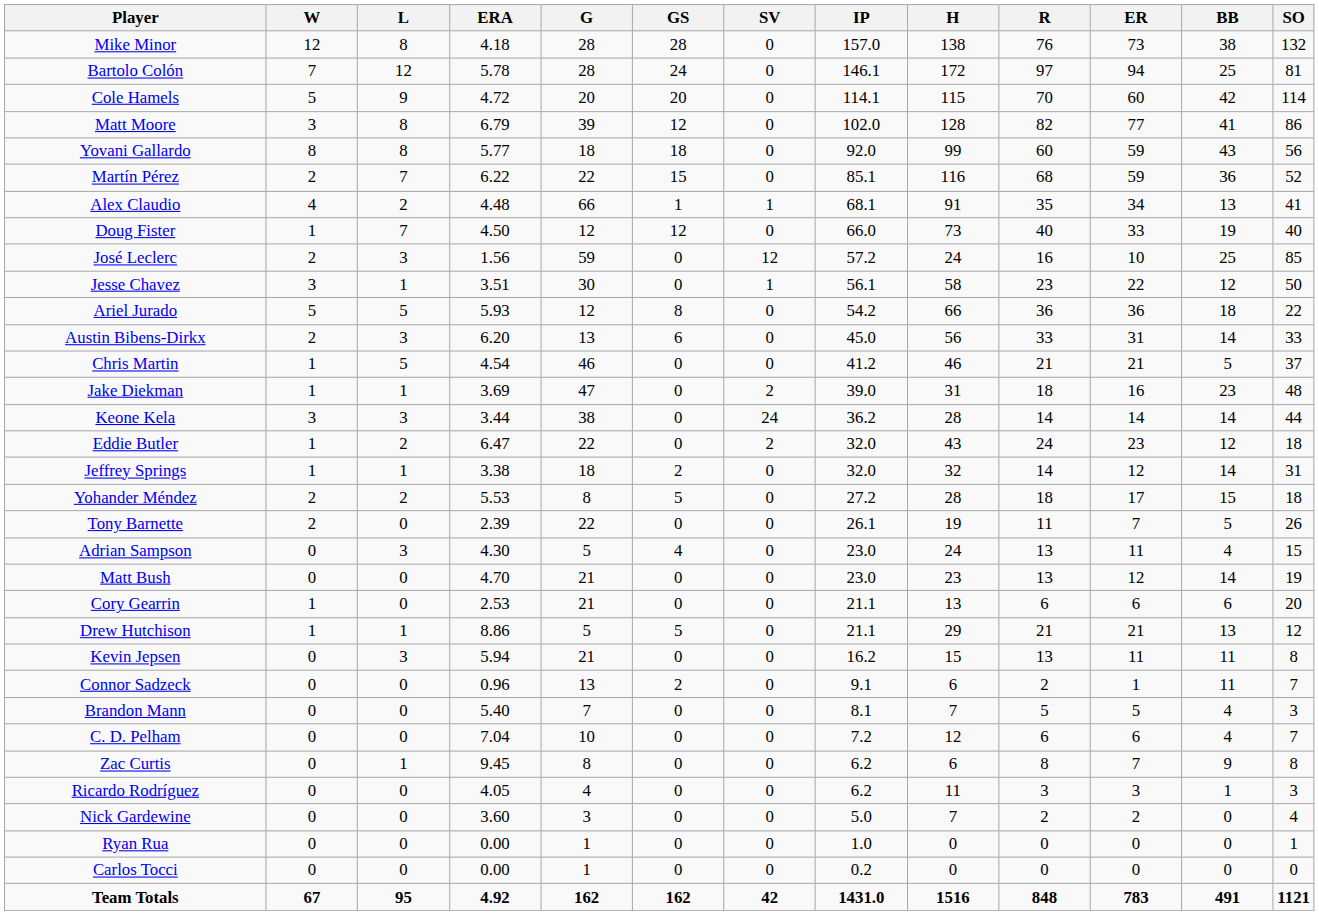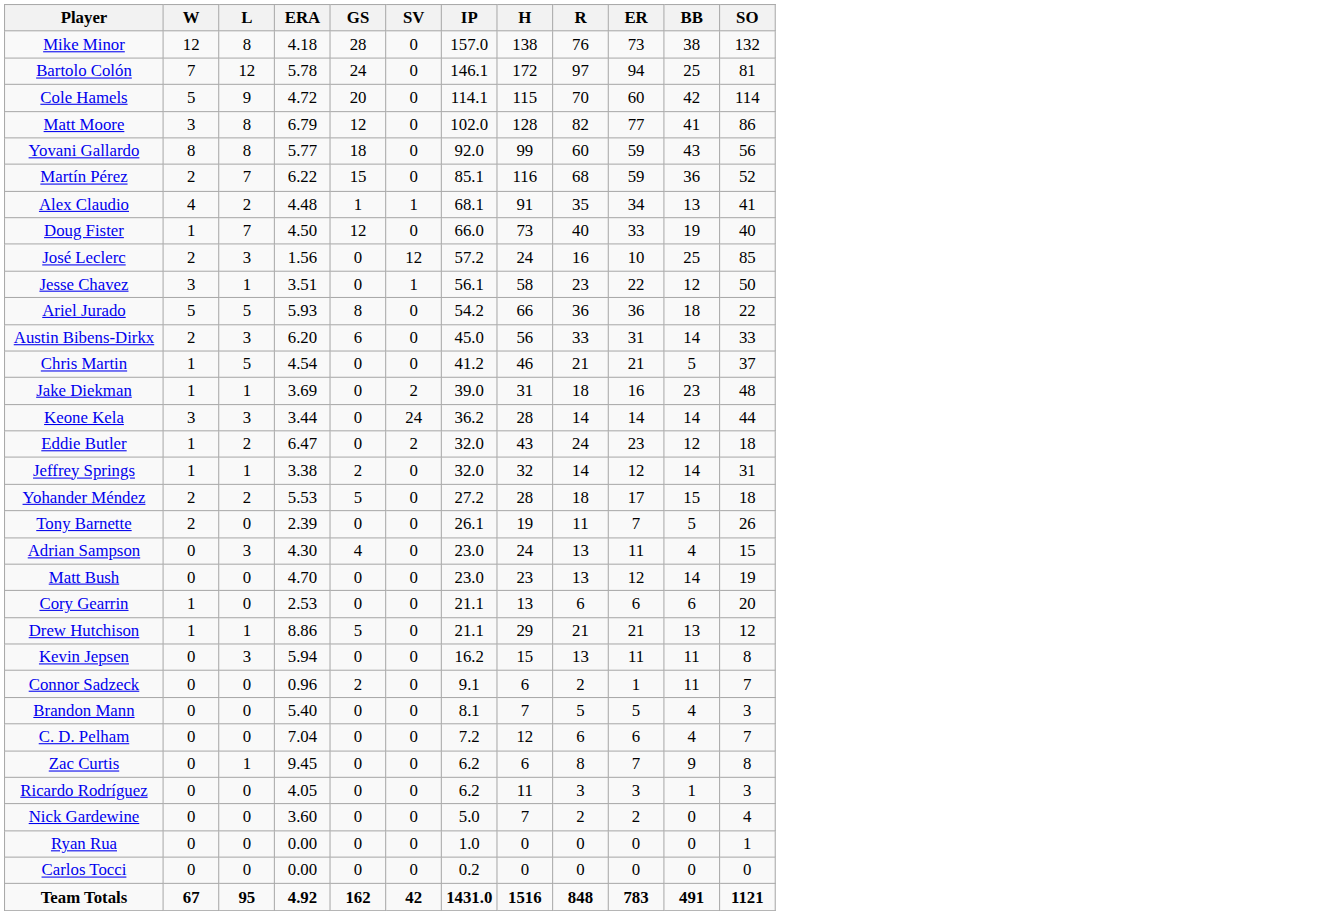- column: (587, 17)
